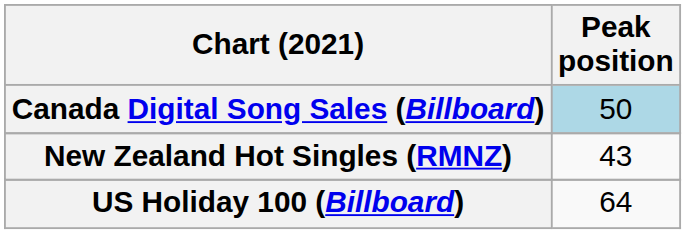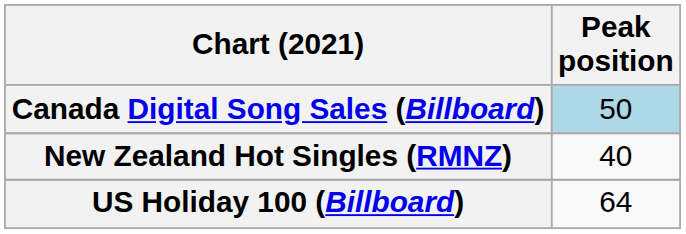(616, 155) 43 -> (616, 155) 40
